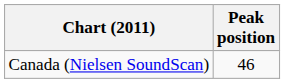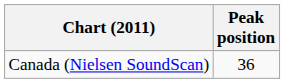(246, 64) 46 -> (246, 64) 36
